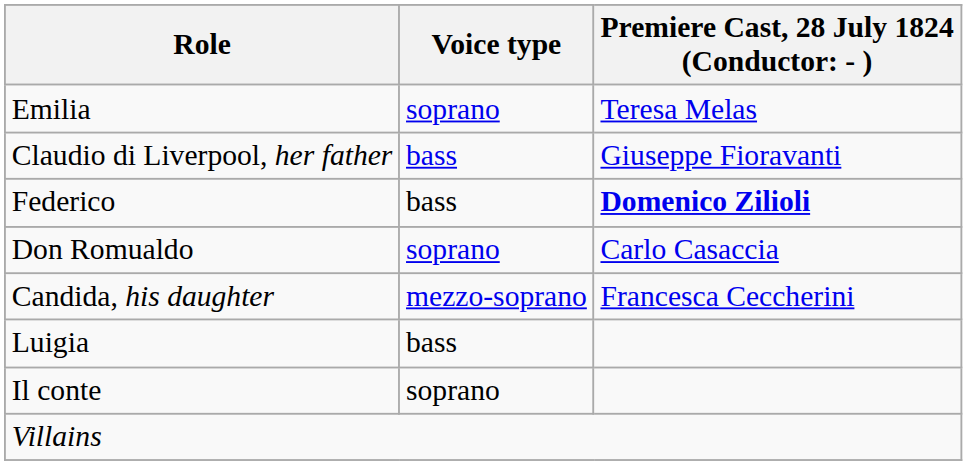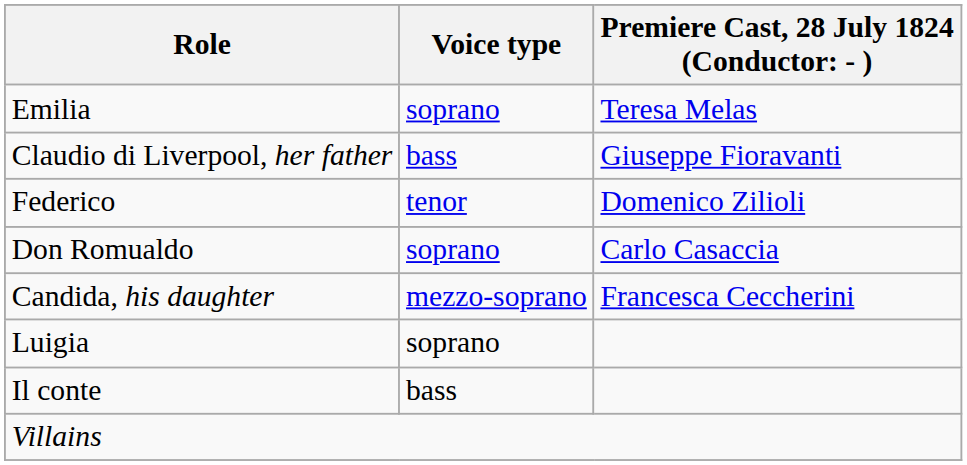(432, 202) bass -> (436, 202) tenor
(705, 202) bold -> (703, 202) normal
(432, 342) bass -> (453, 342) soprano
(453, 389) soprano -> (432, 389) bass
